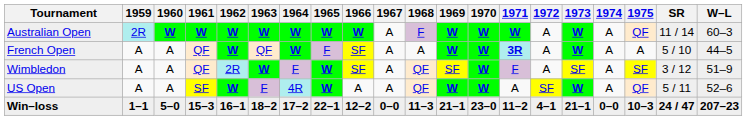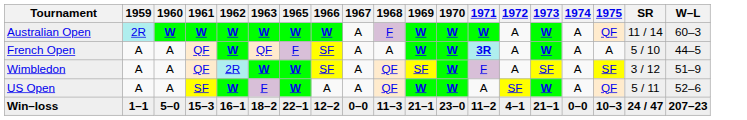- column: (295, 13)
